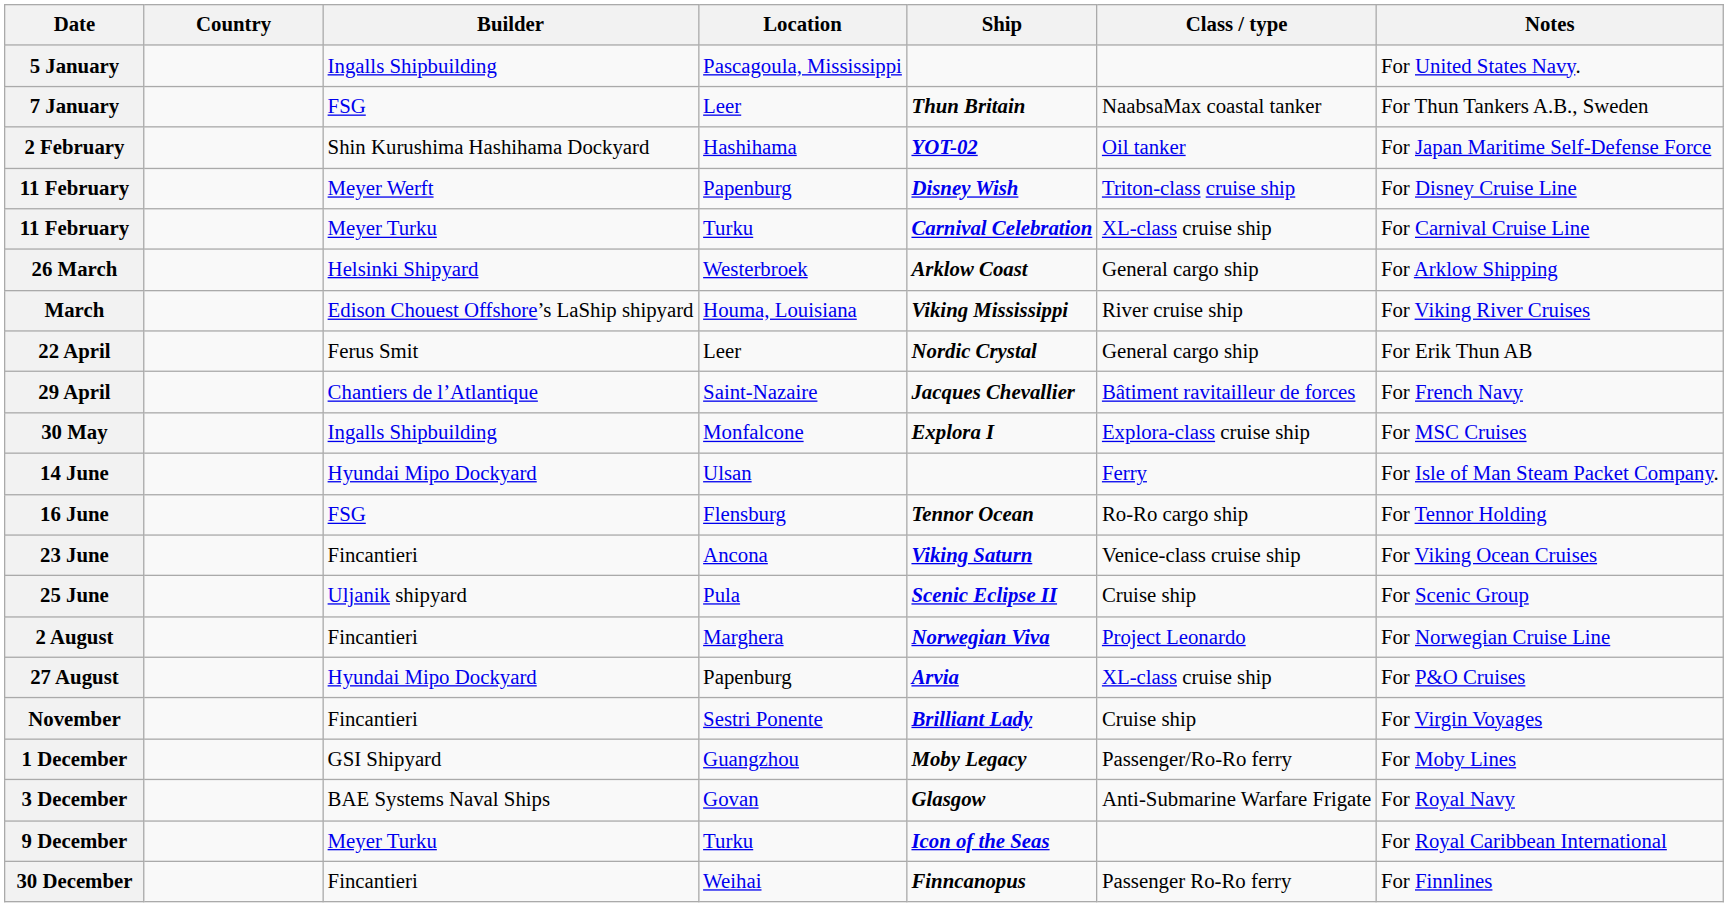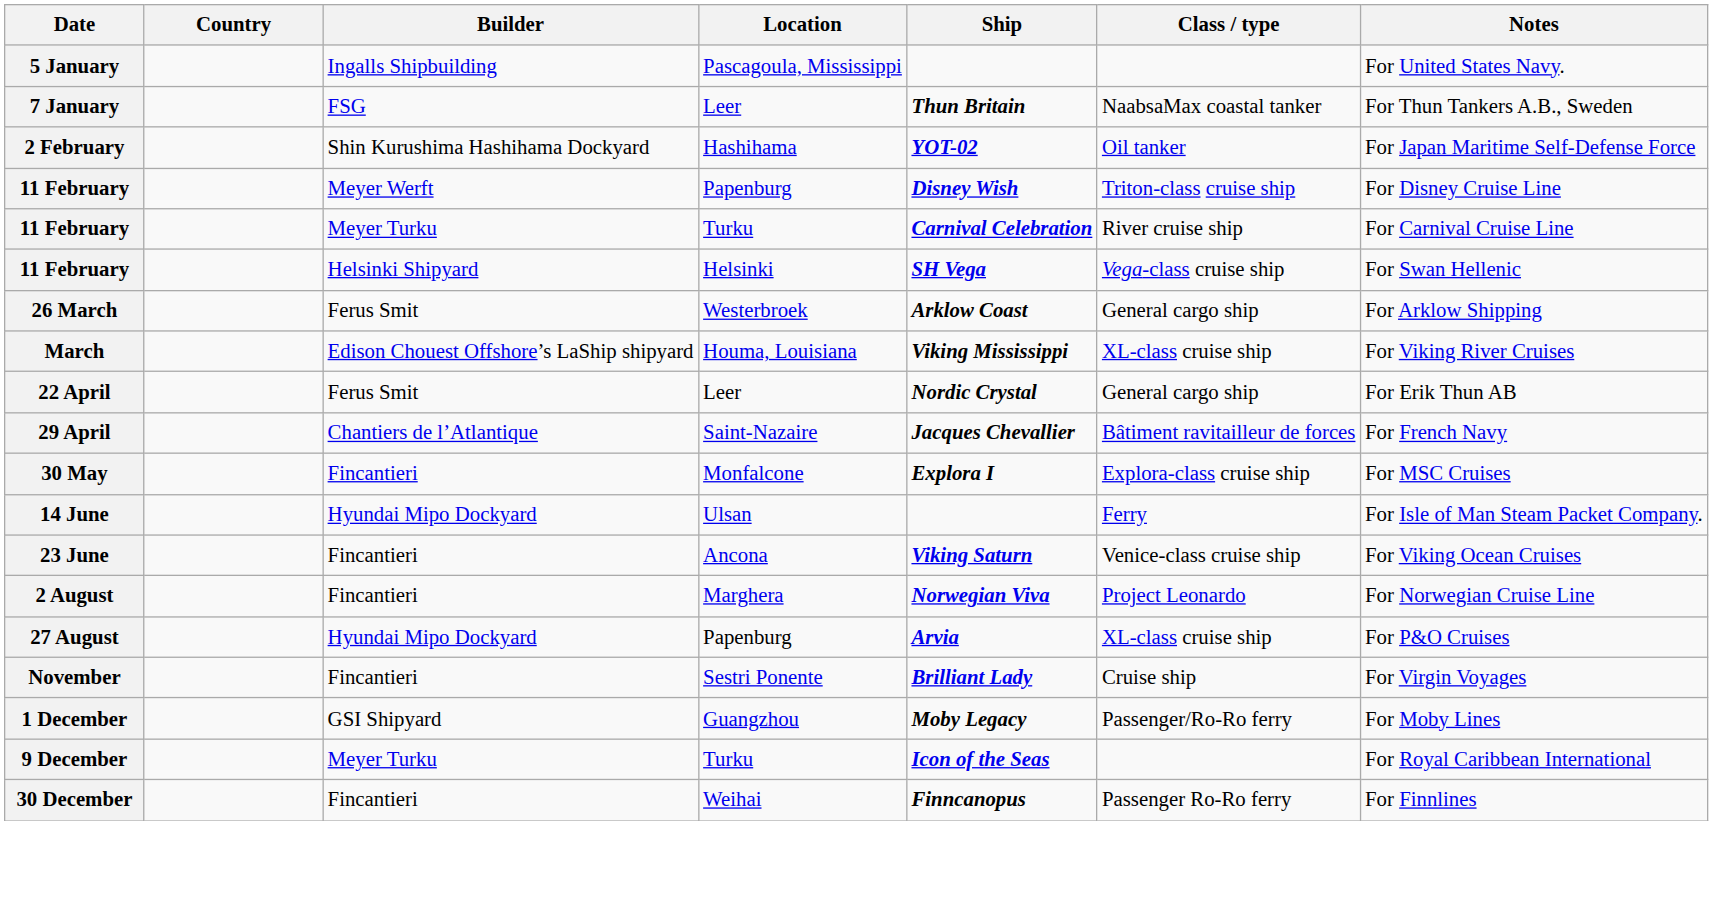(1187, 228) XL-class cruise ship -> (1172, 228) River cruise ship
+ row: (74, 269)
(403, 269) Helsinki Shipyard -> (373, 310) Ferus Smit
(1172, 310) River cruise ship -> (1187, 351) XL-class cruise ship
(412, 432) Ingalls Shipbuilding -> (373, 473) Fincantieri
- row: (74, 514)
- row: (74, 595)
- row: (74, 799)
